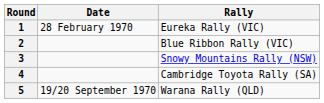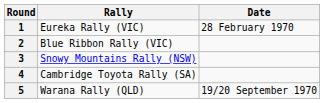columns swapped: (239, 12) <-> (98, 12)
